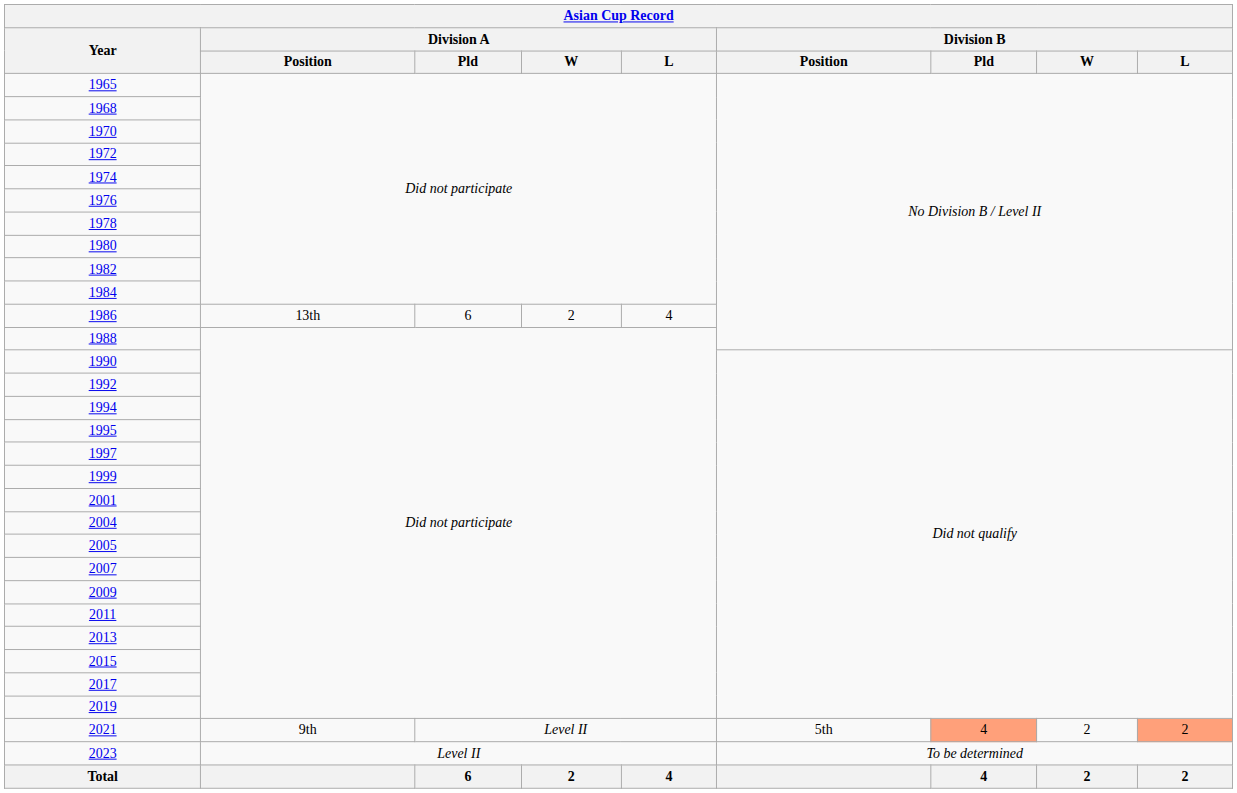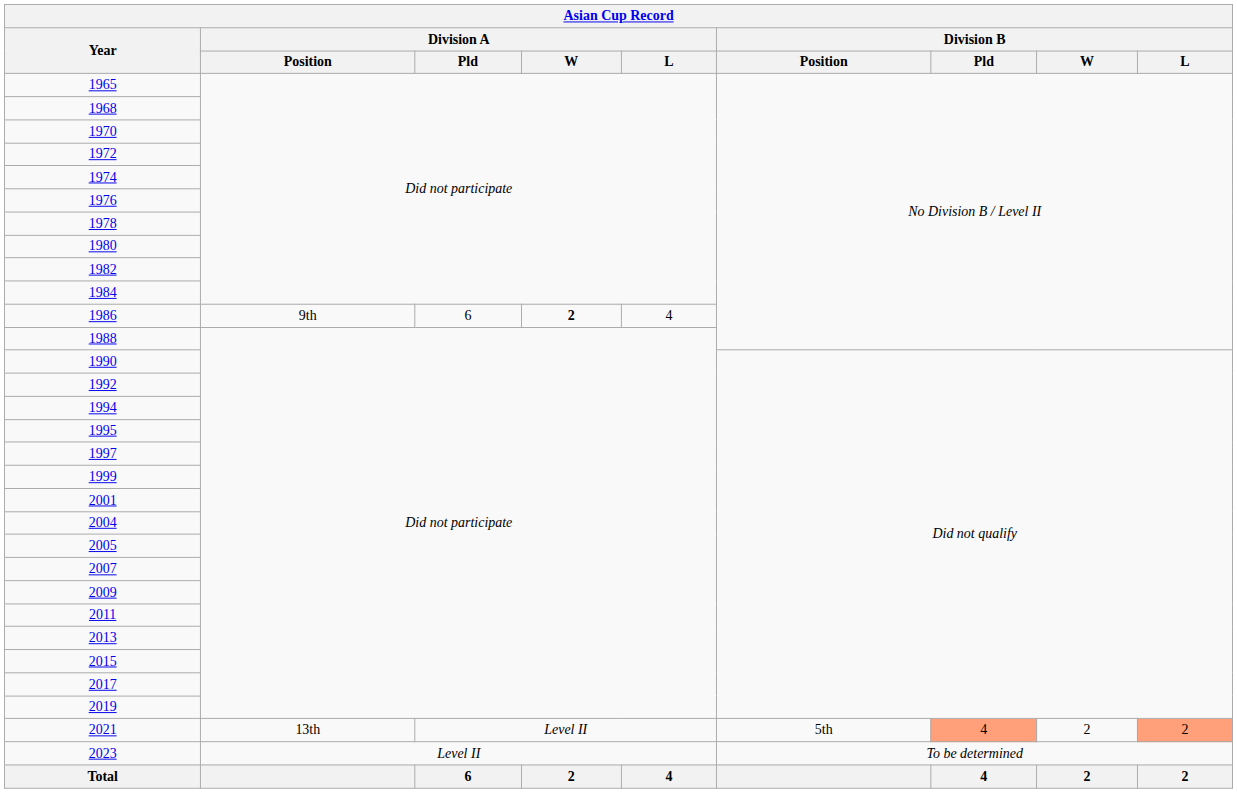(308, 315) 13th -> (308, 315) 9th
(571, 315) normal -> (571, 315) bold
(308, 730) 9th -> (308, 730) 13th
